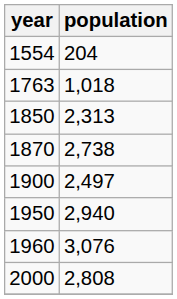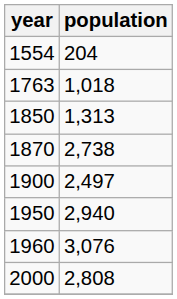(89, 117) 2,313 -> (89, 117) 1,313
